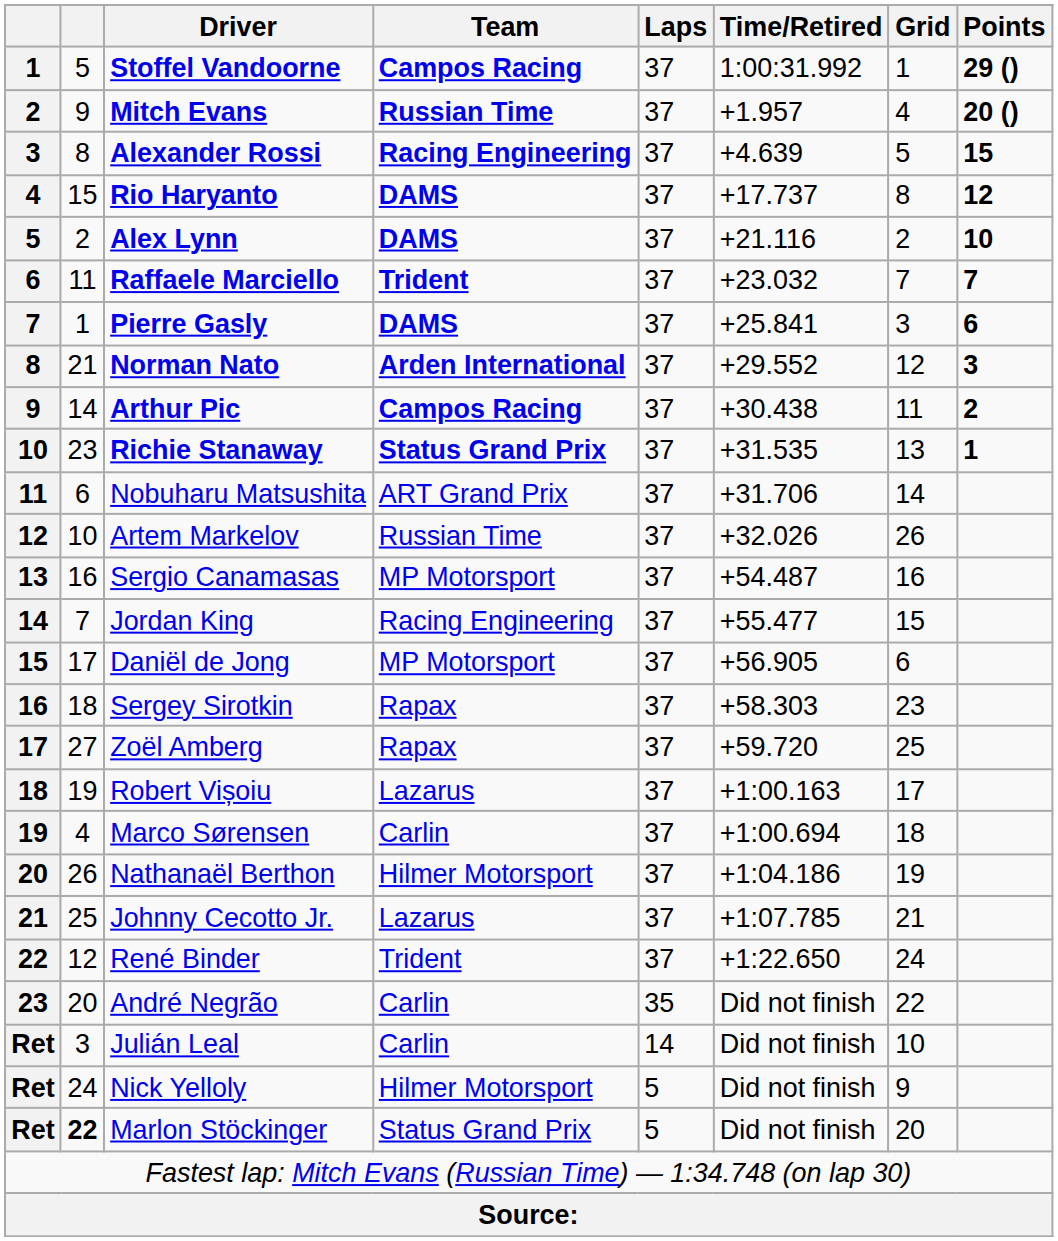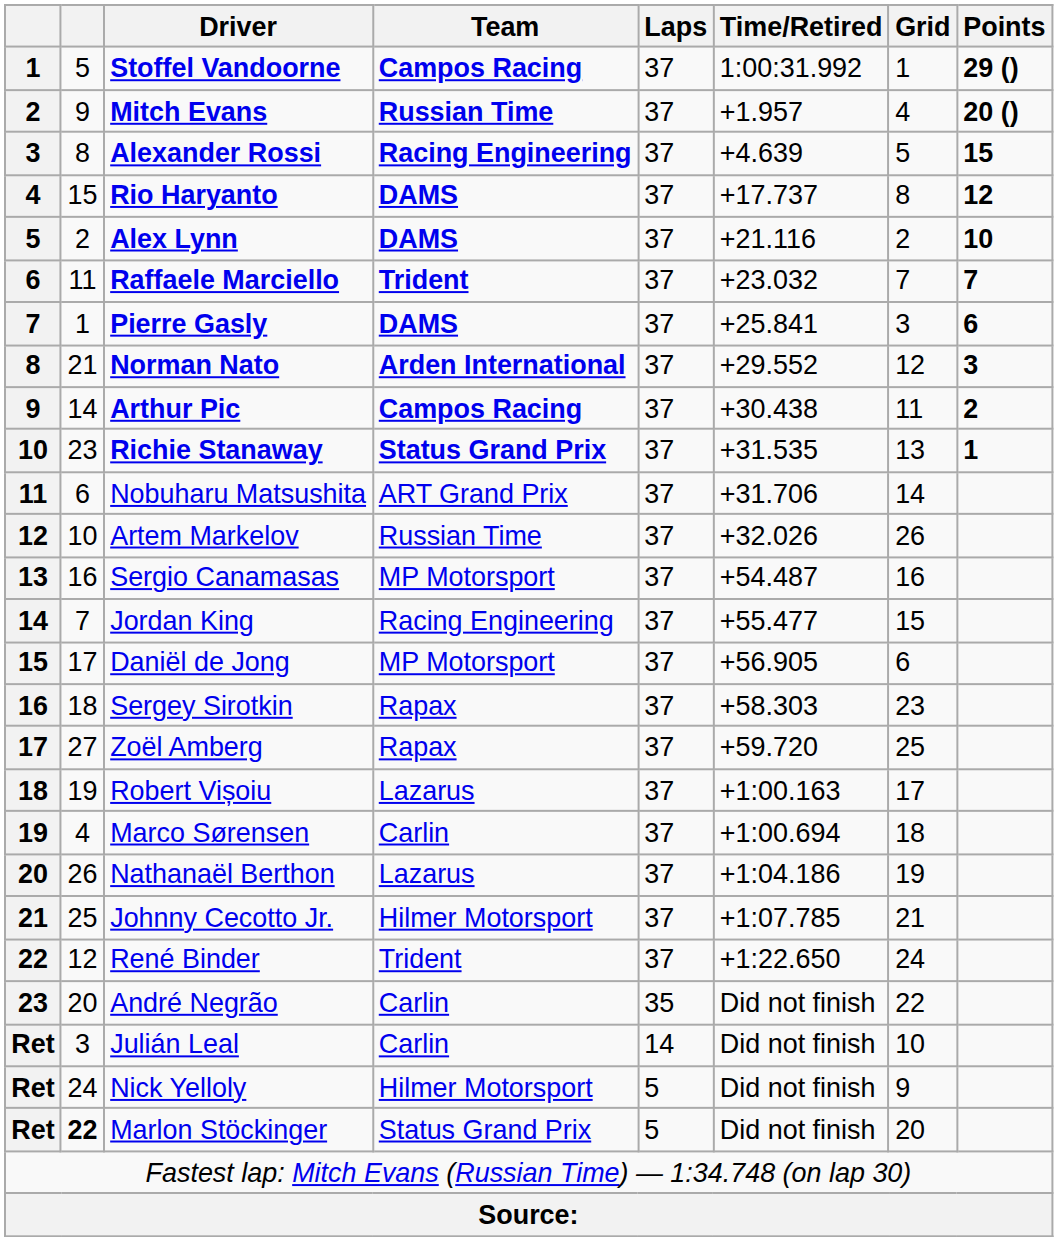(486, 875) Hilmer Motorsport -> (427, 875) Lazarus
(427, 917) Lazarus -> (486, 917) Hilmer Motorsport
